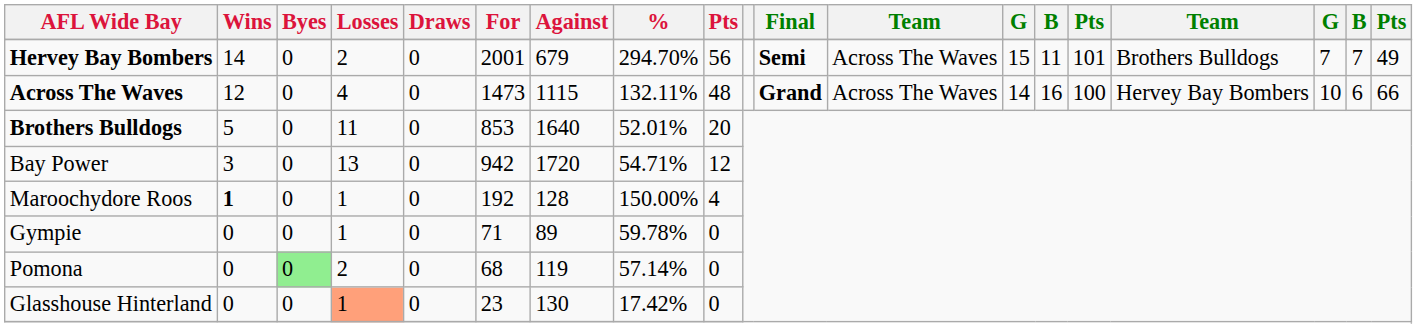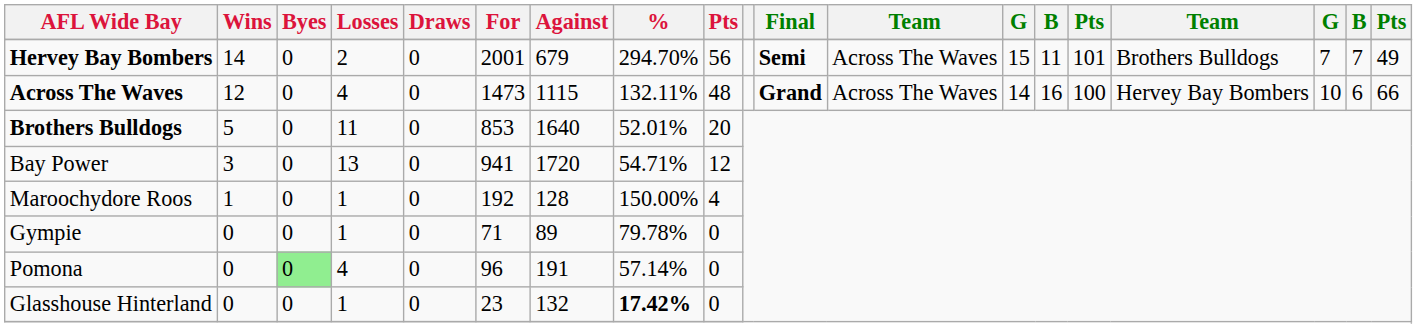(497, 163) 942 -> (497, 163) 941
(228, 198) bold -> (228, 198) normal
(653, 233) 59.78% -> (653, 233) 79.78%
(342, 269) 2 -> (342, 269) 4
(492, 269) 68 -> (492, 269) 96
(552, 269) 119 -> (552, 269) 191
(342, 304) lightsalmon background -> (342, 304) no background
(552, 304) 130 -> (552, 304) 132
(653, 304) normal -> (655, 304) bold
